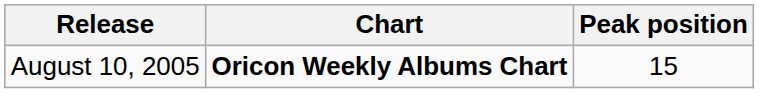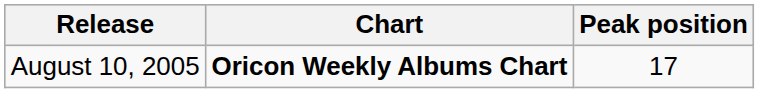(664, 66) 15 -> (664, 66) 17
